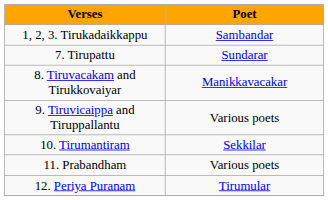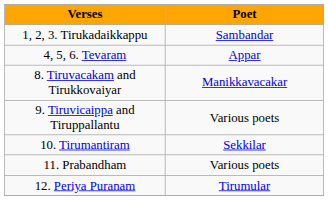+ row: (85, 55)
- row: (85, 55)
